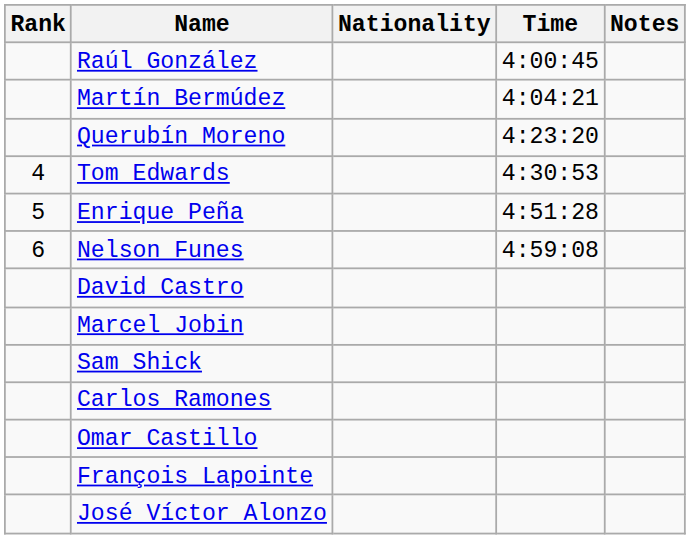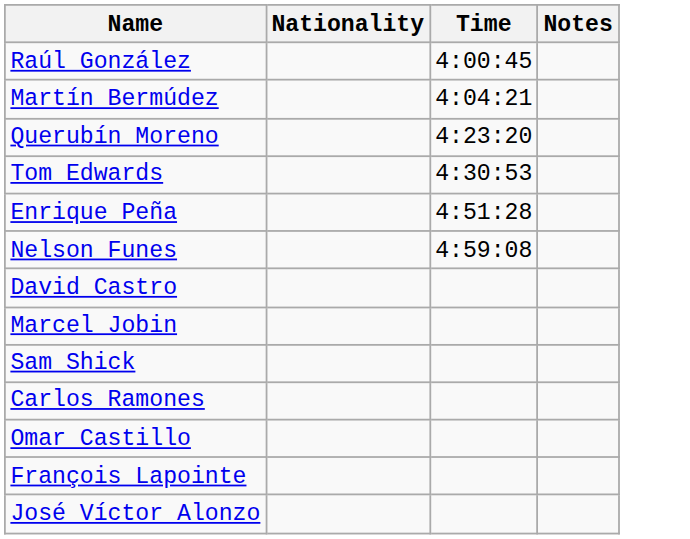- column: (38, 24)
